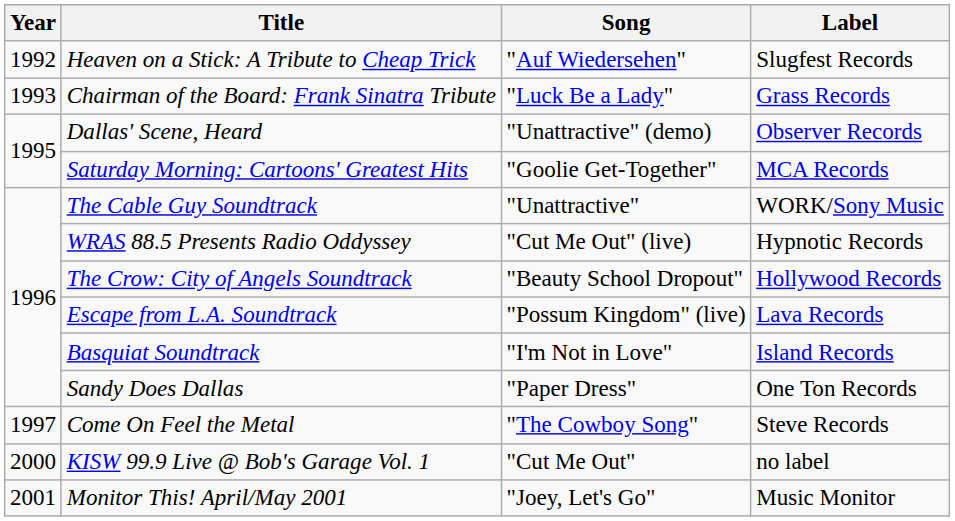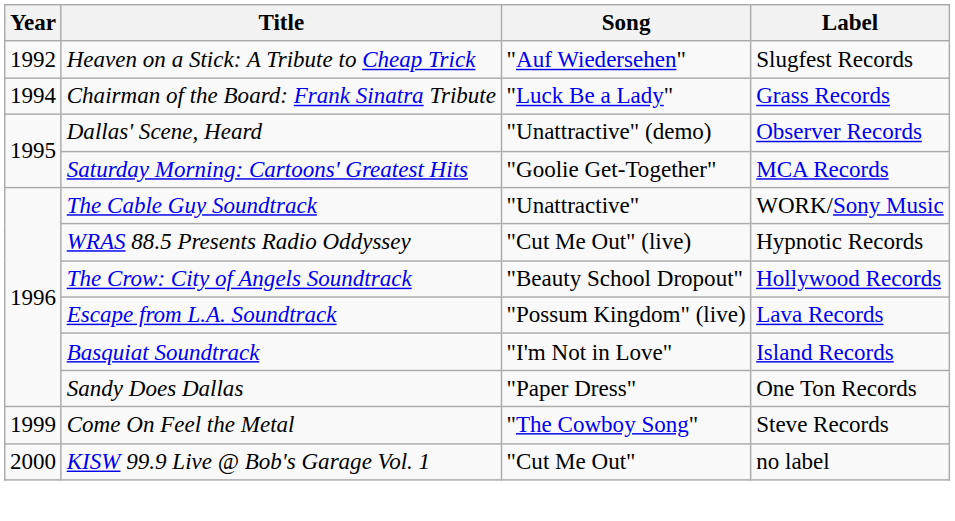(33, 95) 1993 -> (33, 95) 1994
(33, 424) 1997 -> (33, 424) 1999
- row: (207, 497)
